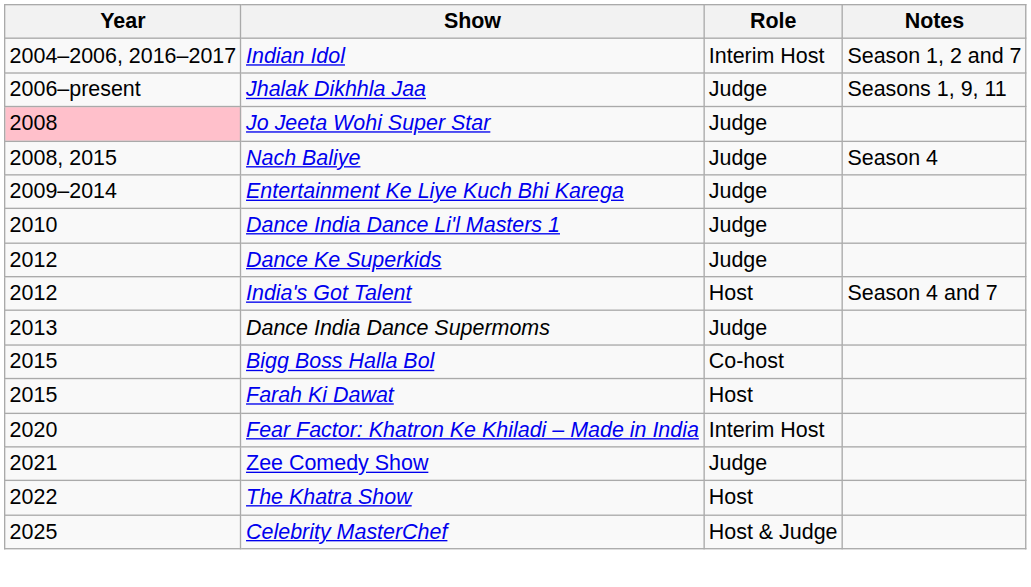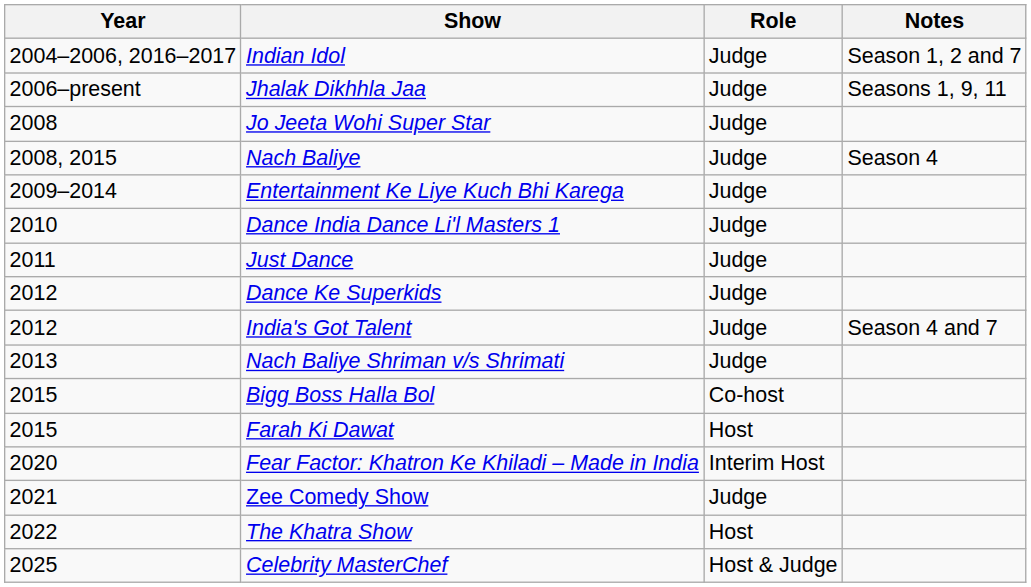(767, 55) Interim Host -> (738, 55) Judge
(33, 123) pink background -> (33, 123) no background
+ row: (300, 259)
(731, 293) Host -> (738, 327) Judge
+ row: (405, 361)
- row: (398, 327)
